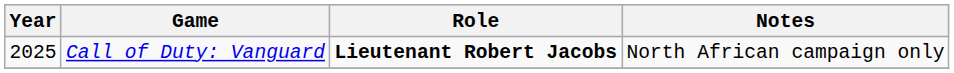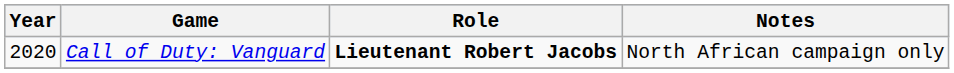(33, 53) 2025 -> (33, 53) 2020
